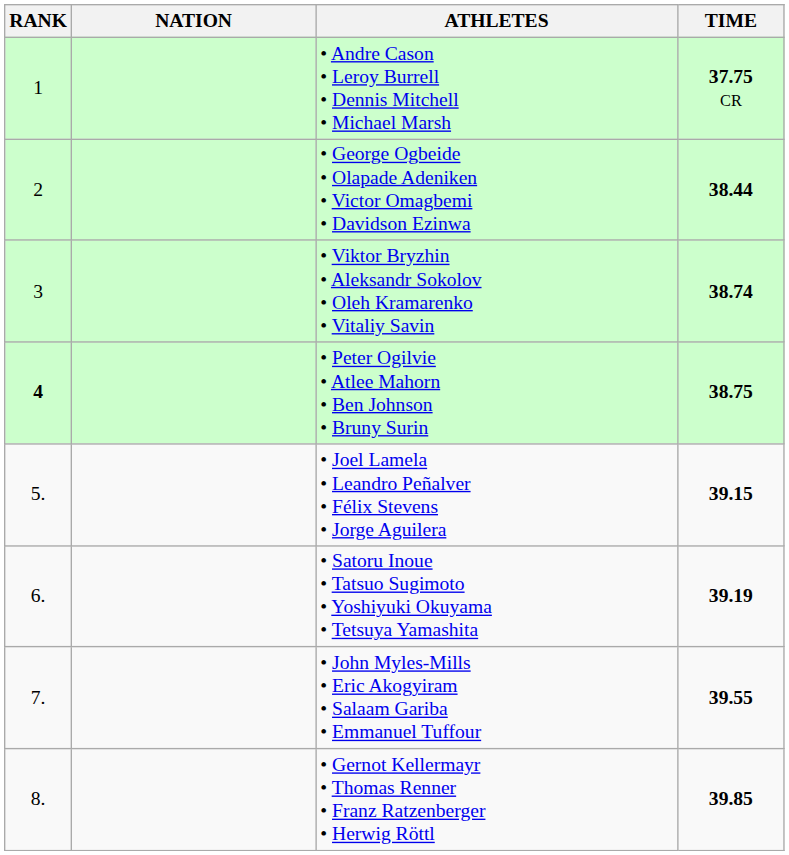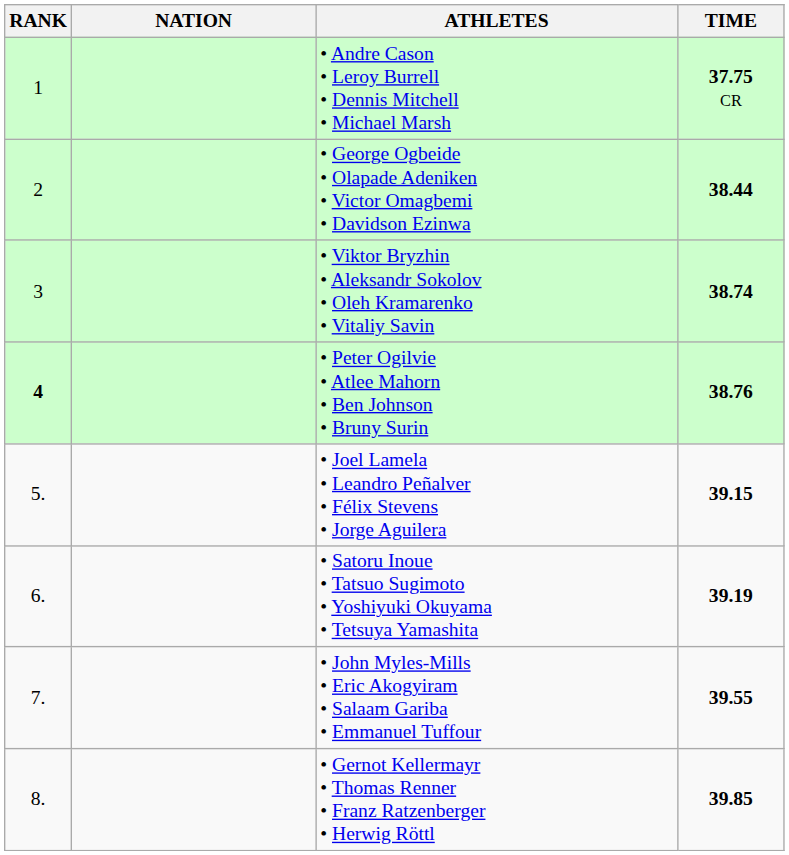(731, 393) 38.75 -> (731, 393) 38.76
